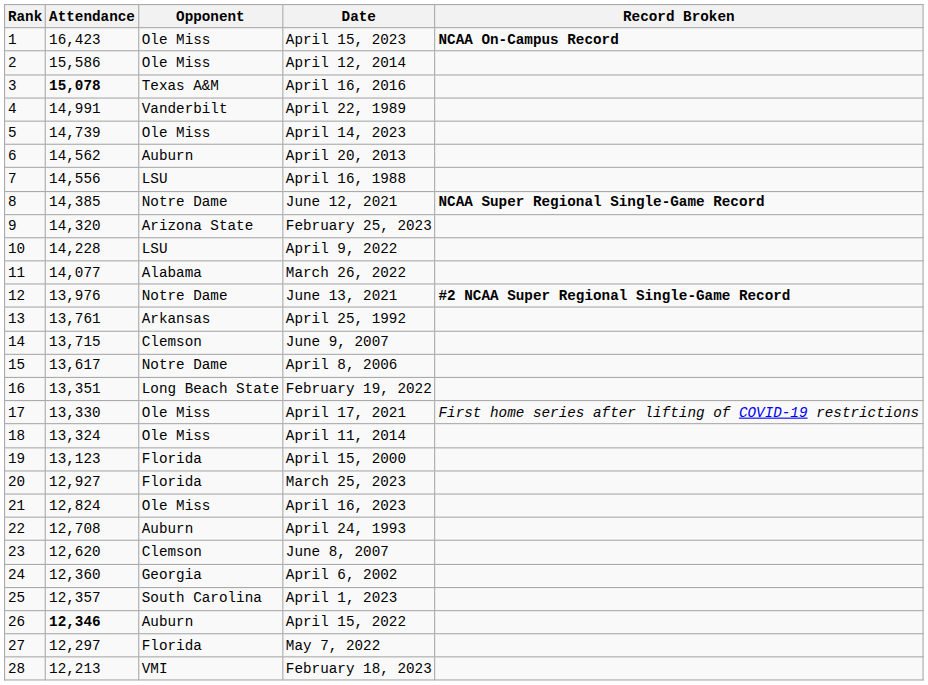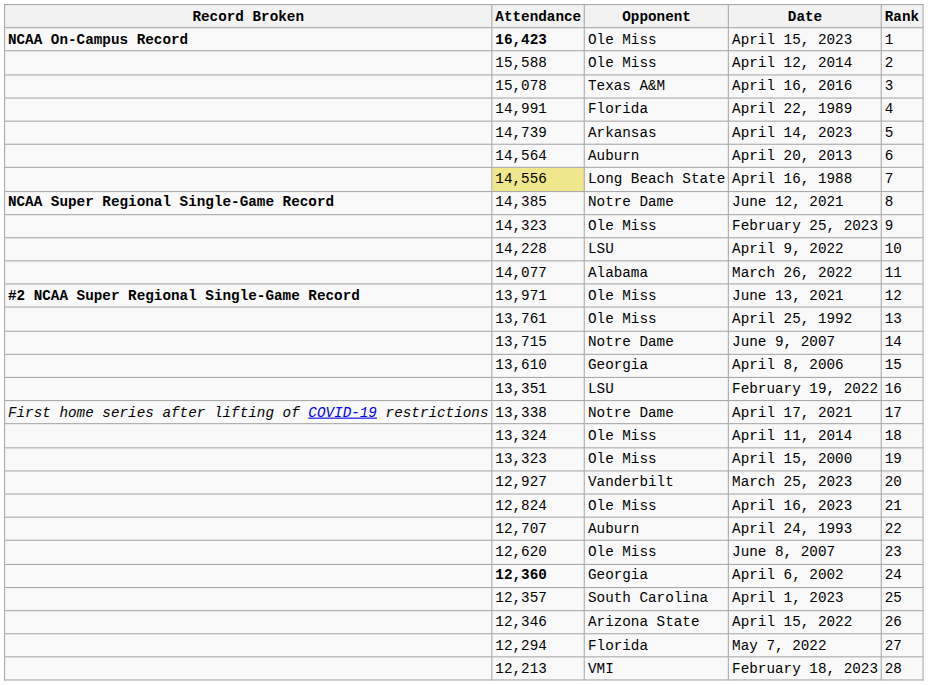columns swapped: (25, 16) <-> (679, 16)
(75, 40) normal -> (521, 40) bold
(75, 63) 15,586 -> (521, 63) 15,588
(75, 86) bold -> (521, 86) normal
(185, 109) Vanderbilt -> (618, 109) Florida
(176, 133) Ole Miss -> (622, 133) Arkansas
(75, 156) 14,562 -> (521, 156) 14,564
(75, 179) no background -> (521, 179) khaki background
(155, 179) LSU -> (657, 179) Long Beach State
(75, 226) 14,320 -> (521, 226) 14,323
(198, 226) Arizona State -> (622, 226) Ole Miss
(75, 296) 13,976 -> (521, 296) 13,971
(185, 296) Notre Dame -> (622, 296) Ole Miss
(176, 319) Arkansas -> (622, 319) Ole Miss
(172, 342) Clemson -> (631, 342) Notre Dame
(75, 366) 13,617 -> (521, 366) 13,610
(185, 366) Notre Dame -> (618, 366) Georgia
(210, 389) Long Beach State -> (601, 389) LSU
(75, 412) 13,330 -> (521, 412) 13,338
(176, 412) Ole Miss -> (631, 412) Notre Dame
(75, 459) 13,123 -> (521, 459) 13,323
(172, 459) Florida -> (622, 459) Ole Miss
(172, 482) Florida -> (631, 482) Vanderbilt
(75, 529) 12,708 -> (521, 529) 12,707
(172, 552) Clemson -> (622, 552) Ole Miss
(75, 576) normal -> (521, 576) bold
(75, 622) bold -> (521, 622) normal
(167, 622) Auburn -> (644, 622) Arizona State
(75, 645) 12,297 -> (521, 645) 12,294
